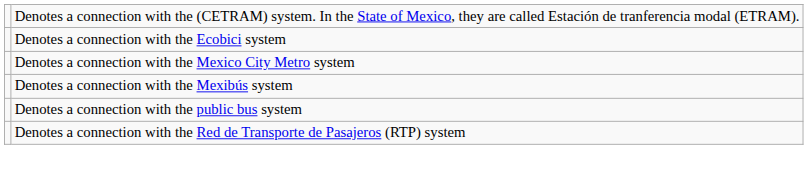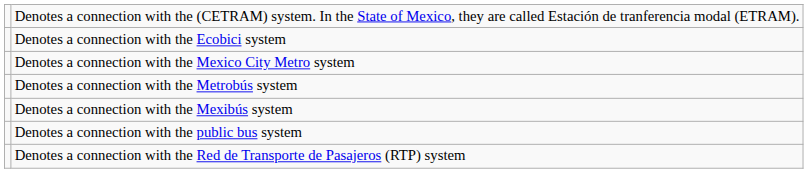+ row: (156, 86)
